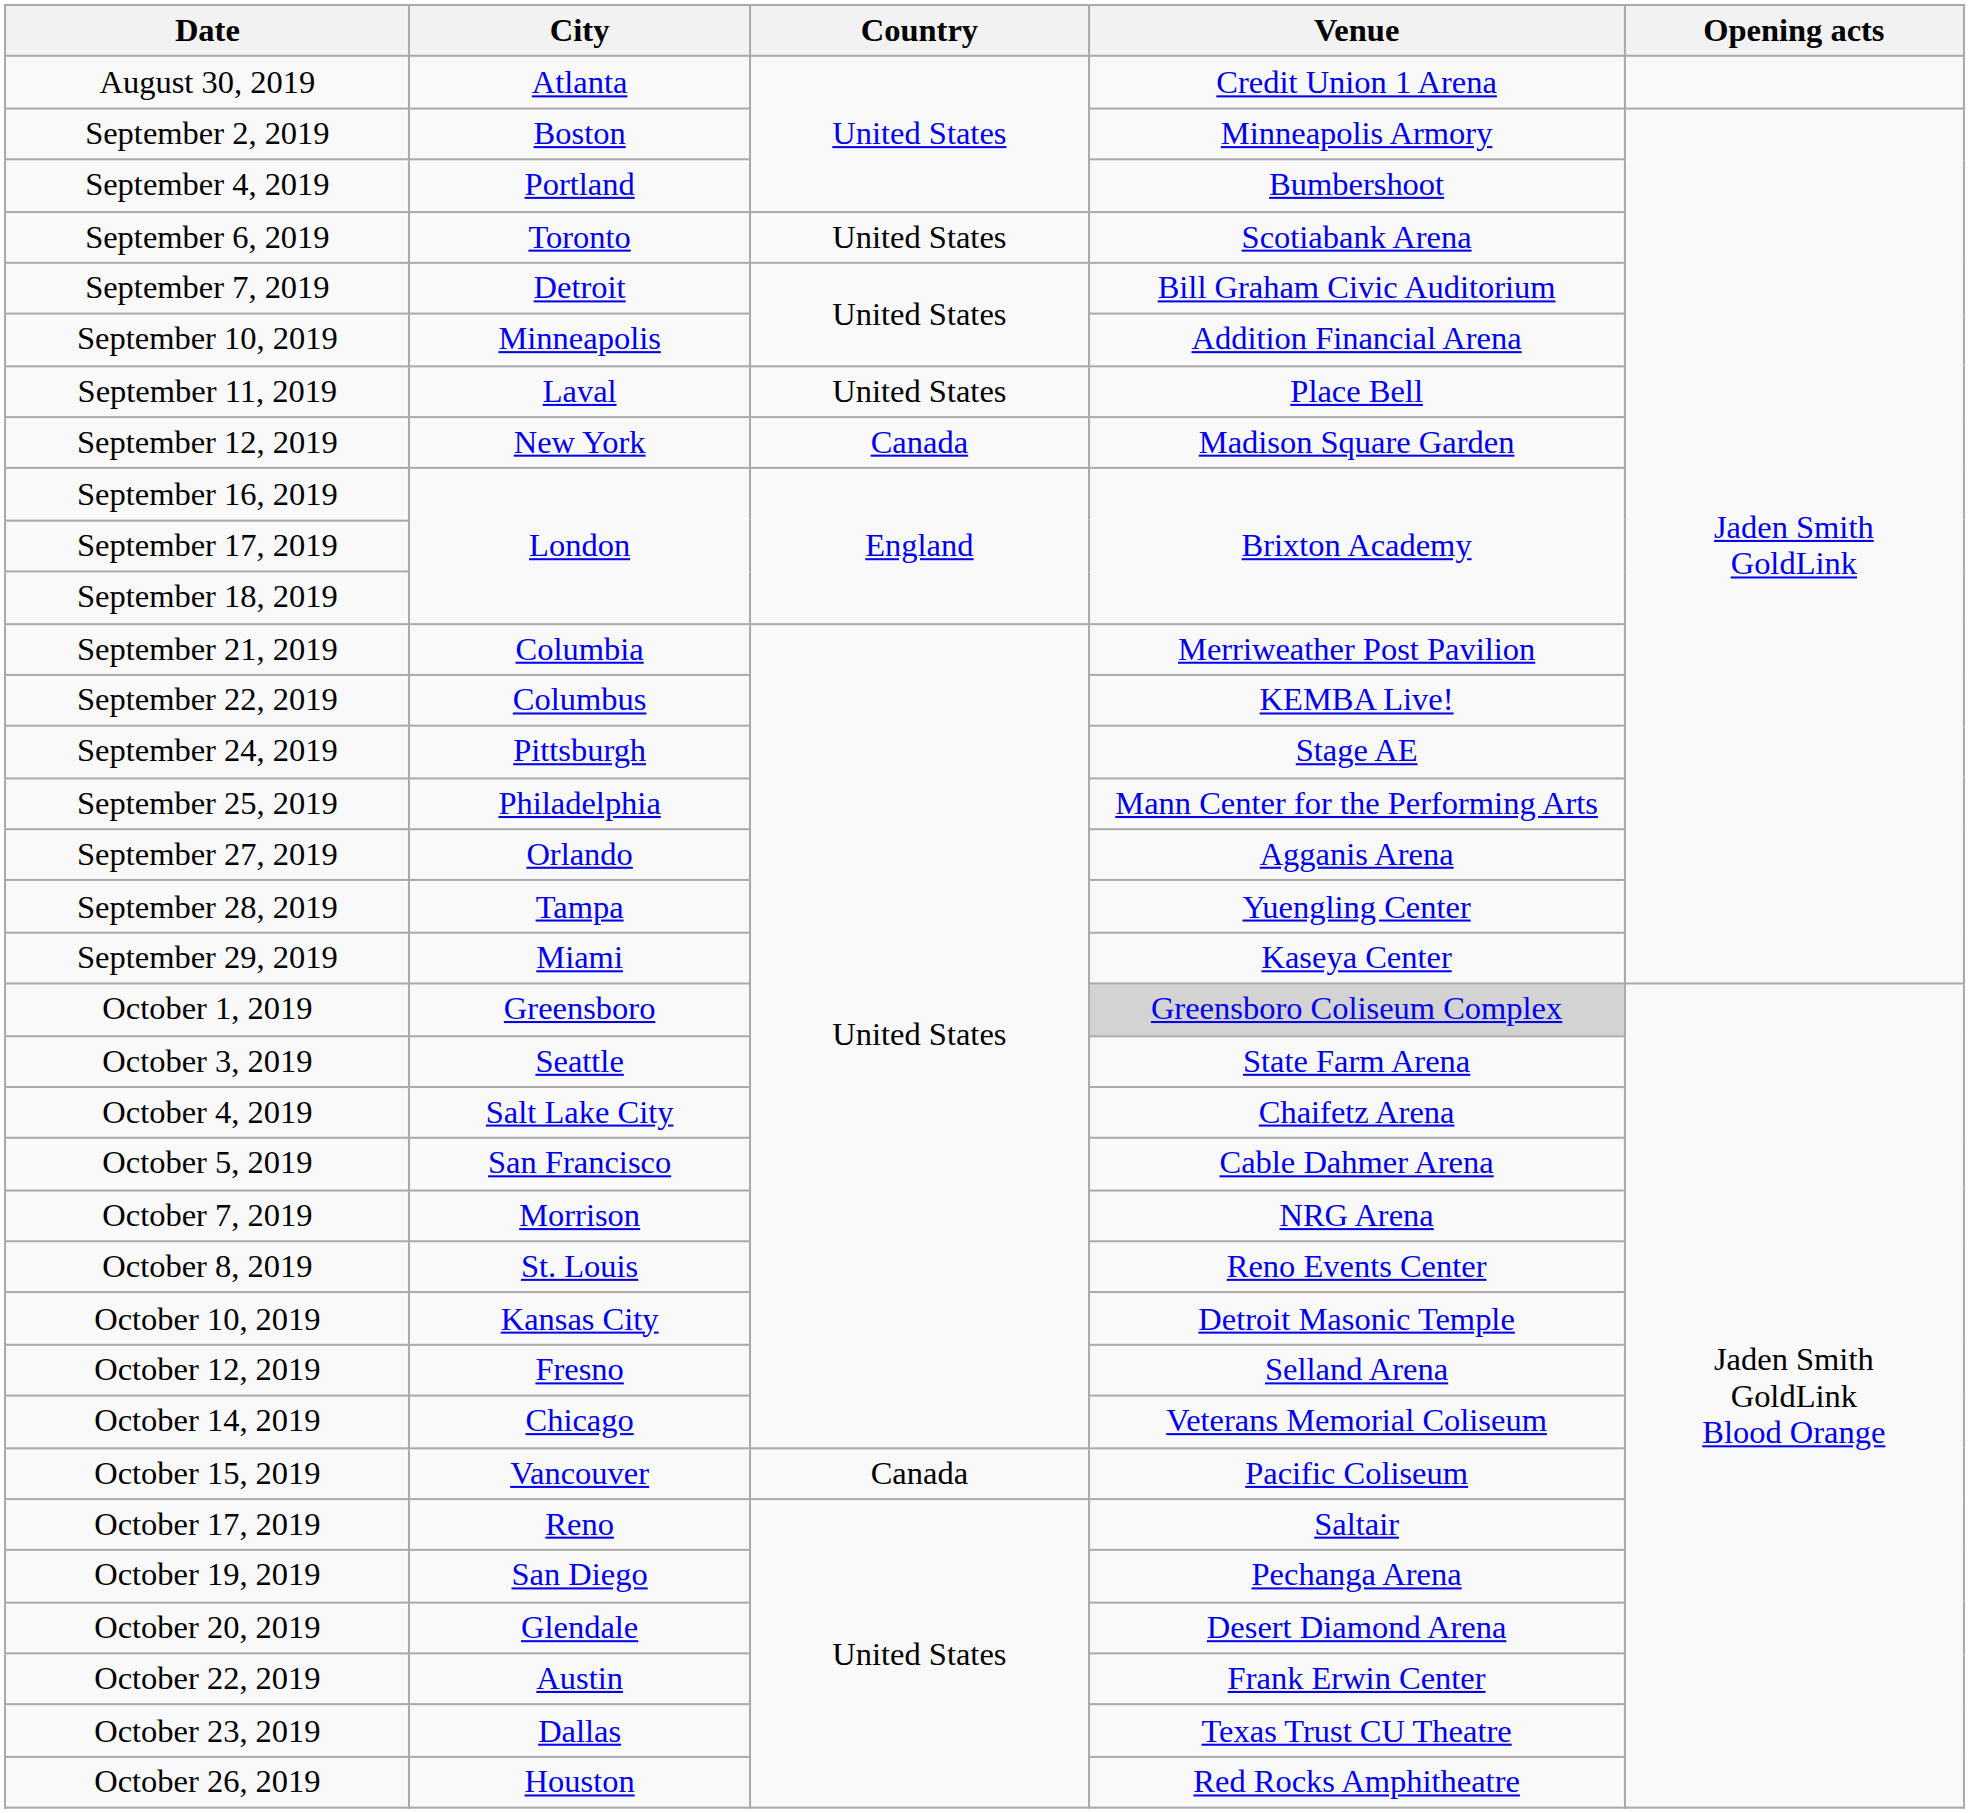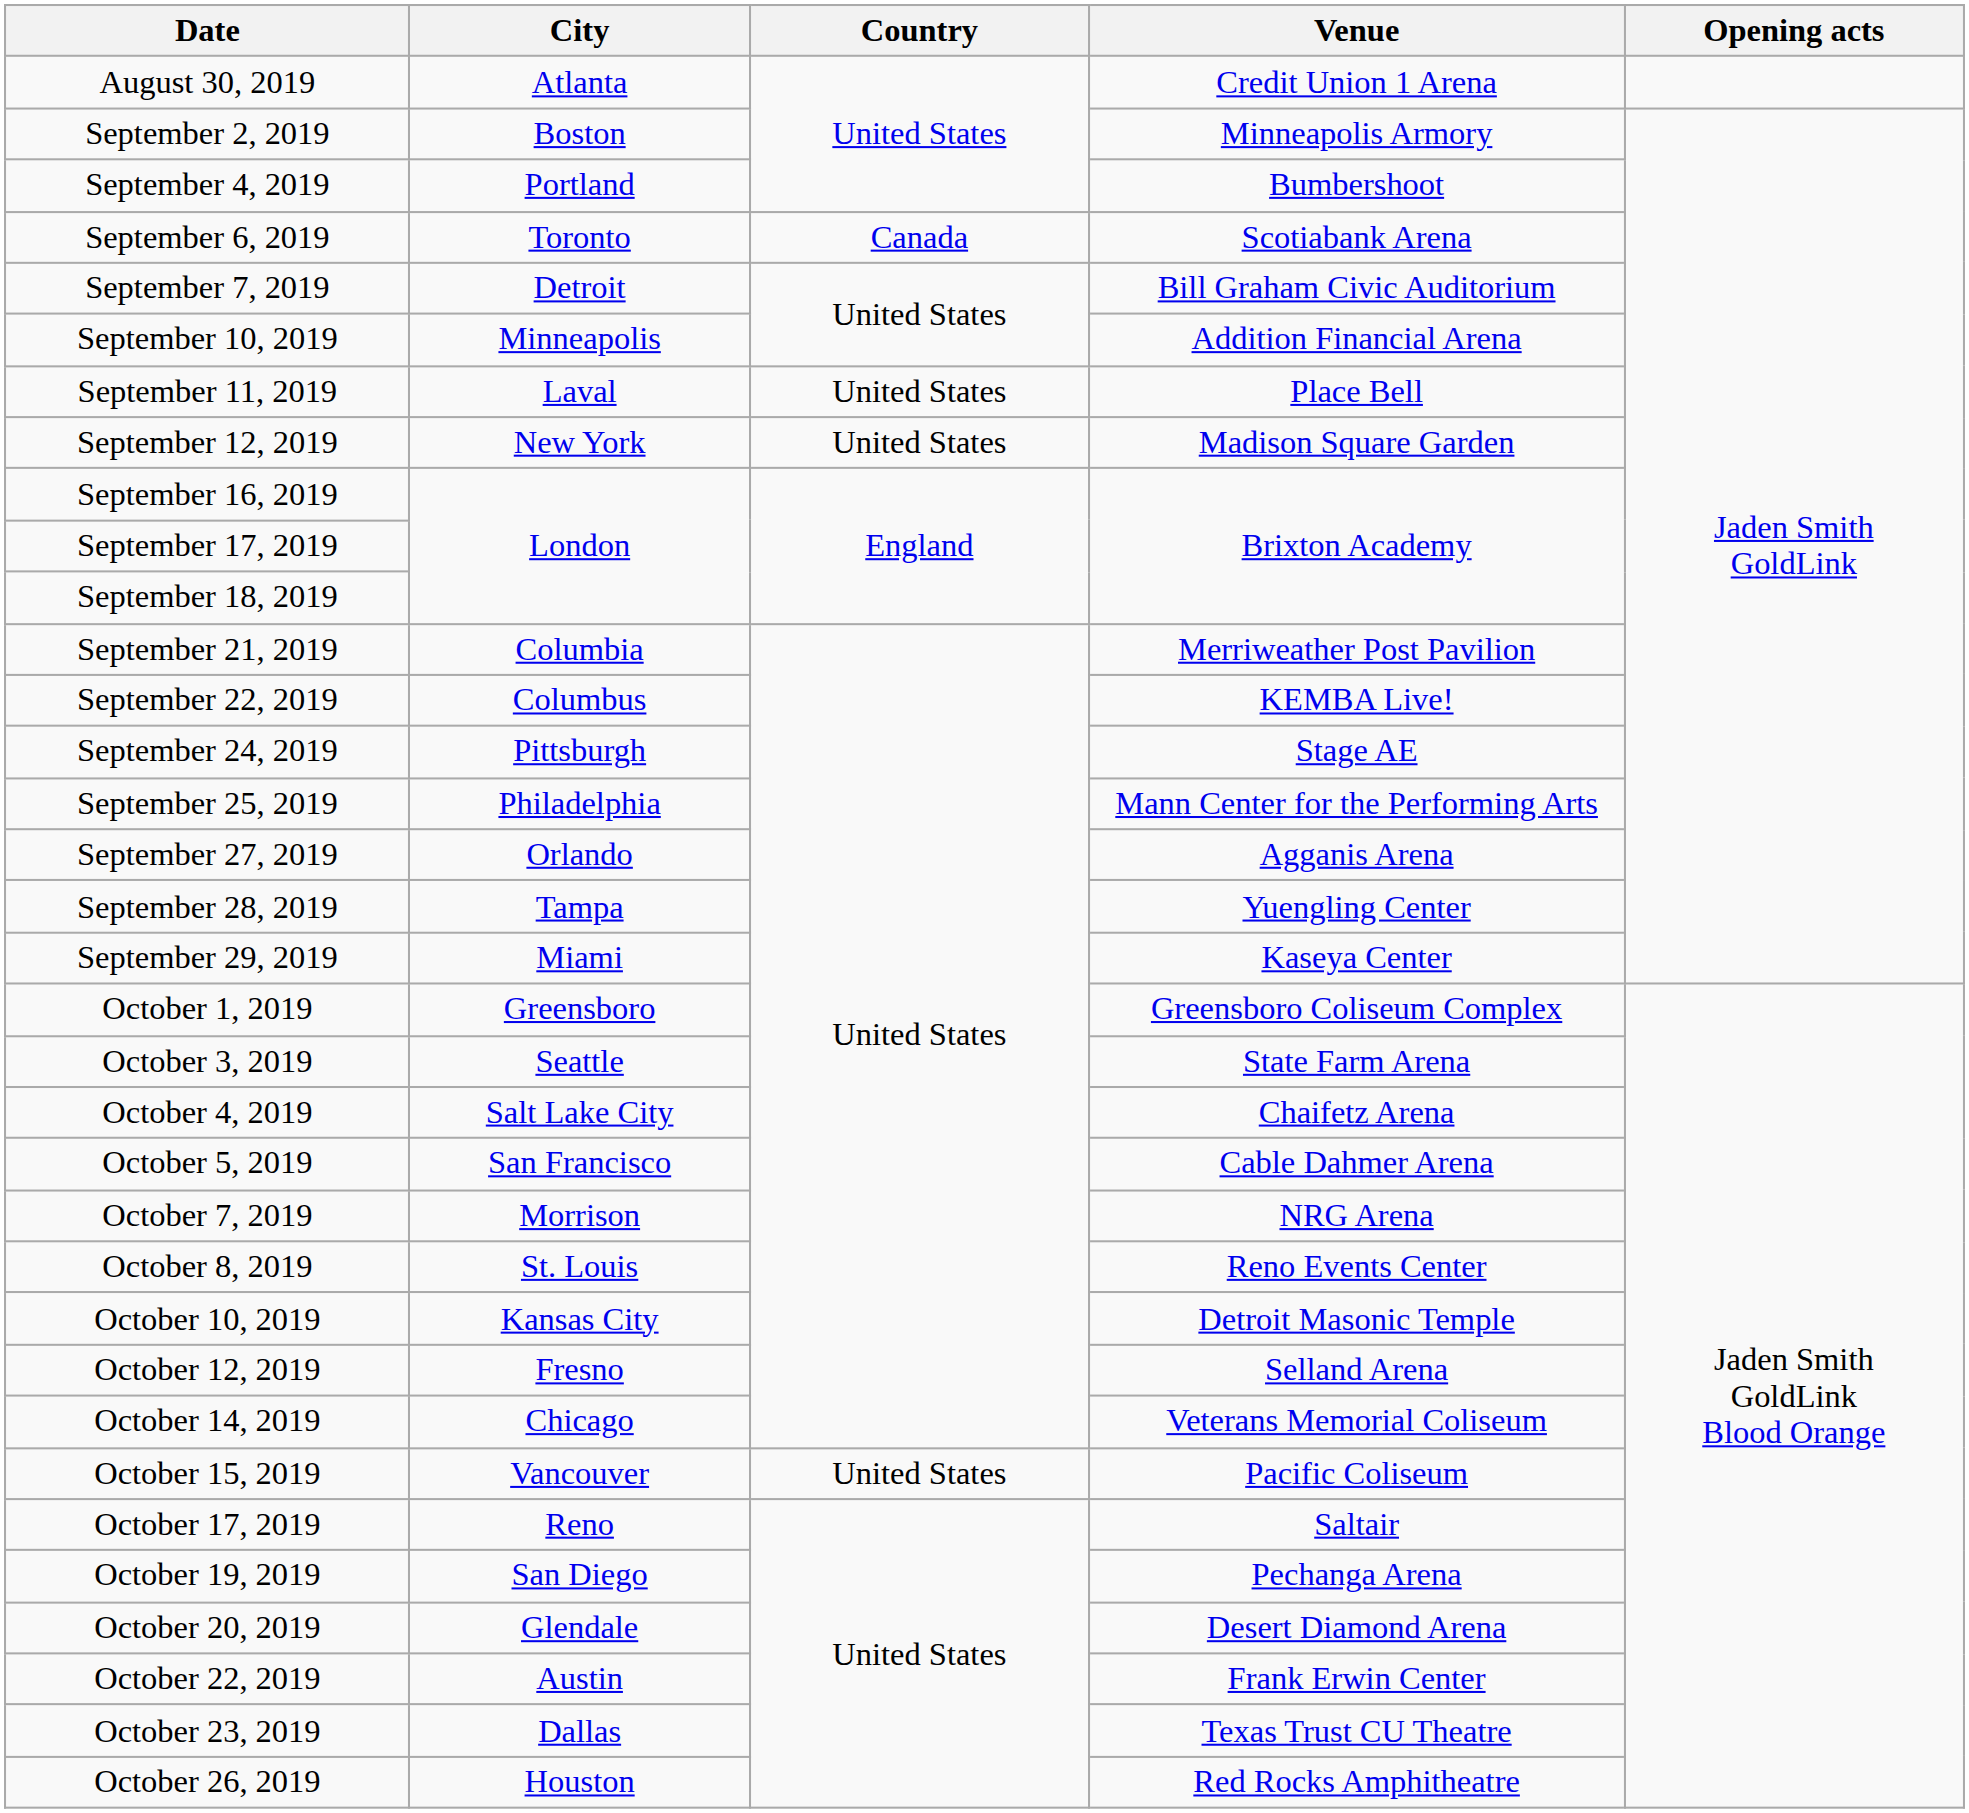(919, 236) United States -> (919, 236) Canada
(919, 442) Canada -> (919, 442) United States
(1357, 1008) lightgrey background -> (1357, 1008) no background
(919, 1472) Canada -> (919, 1472) United States
